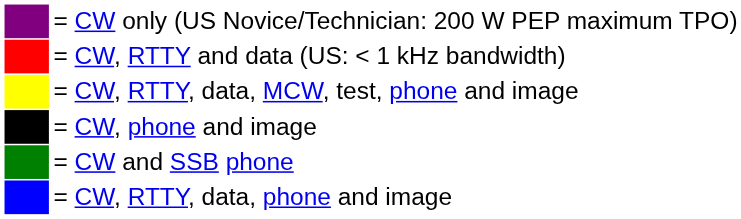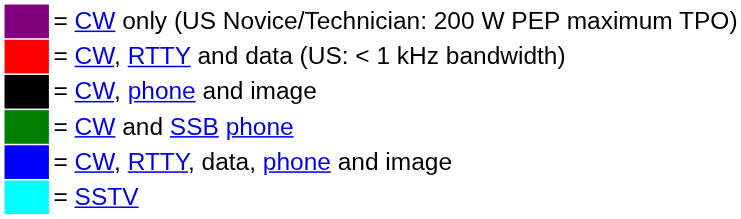- row: (316, 91)
+ row: (96, 197)
